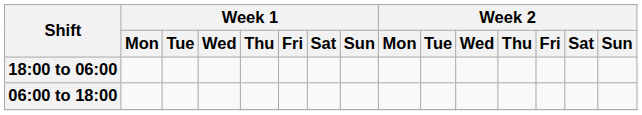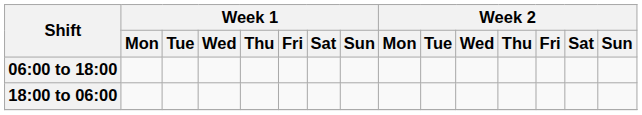rows swapped: (63, 95) <-> (63, 69)
